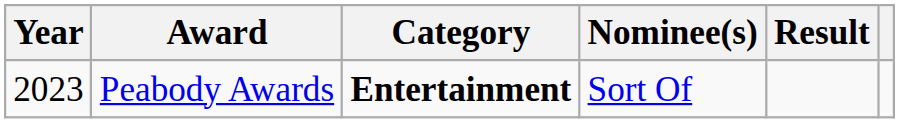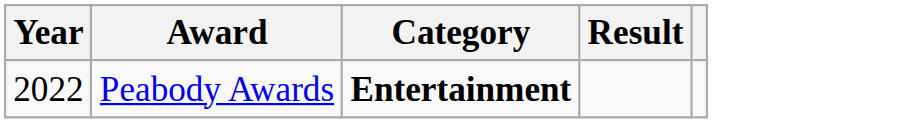- column: (673, 32)
(48, 88) 2023 -> (48, 88) 2022
